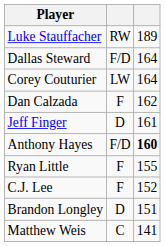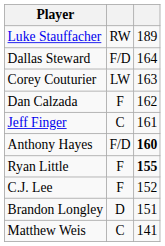(147, 79) 164 -> (147, 79) 163
(120, 123) D -> (120, 123) C
(147, 166) normal -> (147, 166) bold
